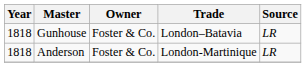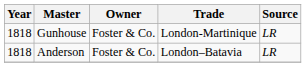(201, 33) London–Batavia -> (209, 33) London-Martinique
(209, 52) London-Martinique -> (201, 52) London–Batavia
